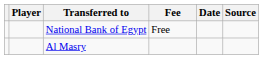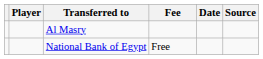rows swapped: (96, 29) <-> (66, 46)
